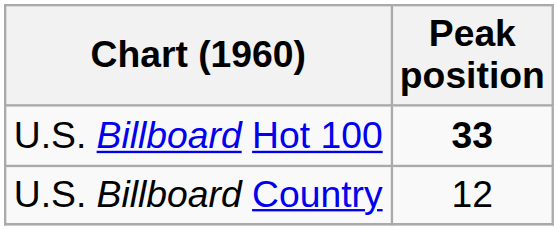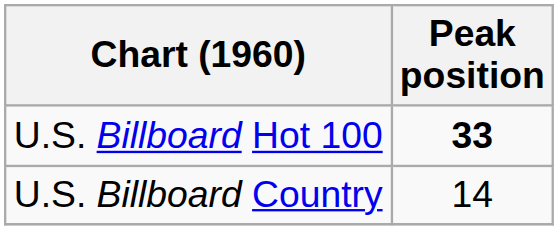(472, 194) 12 -> (472, 194) 14
